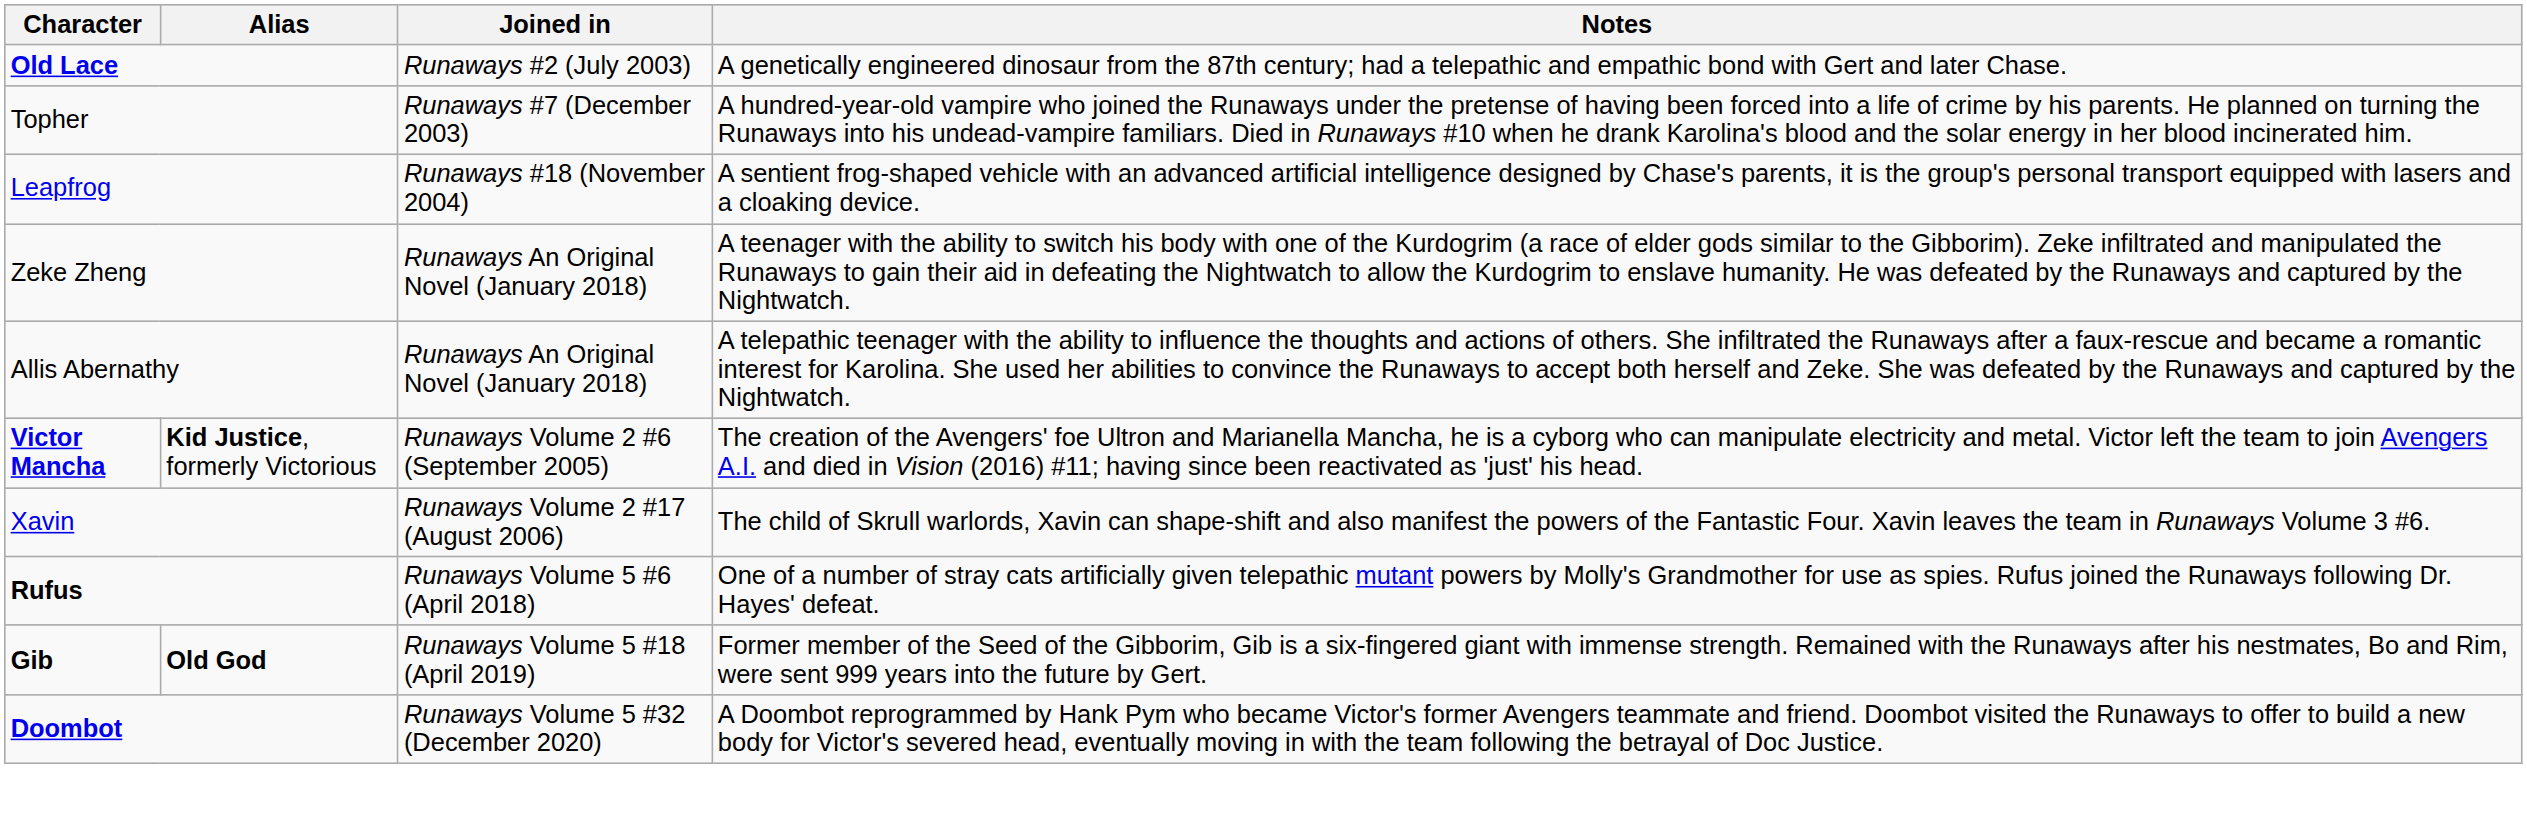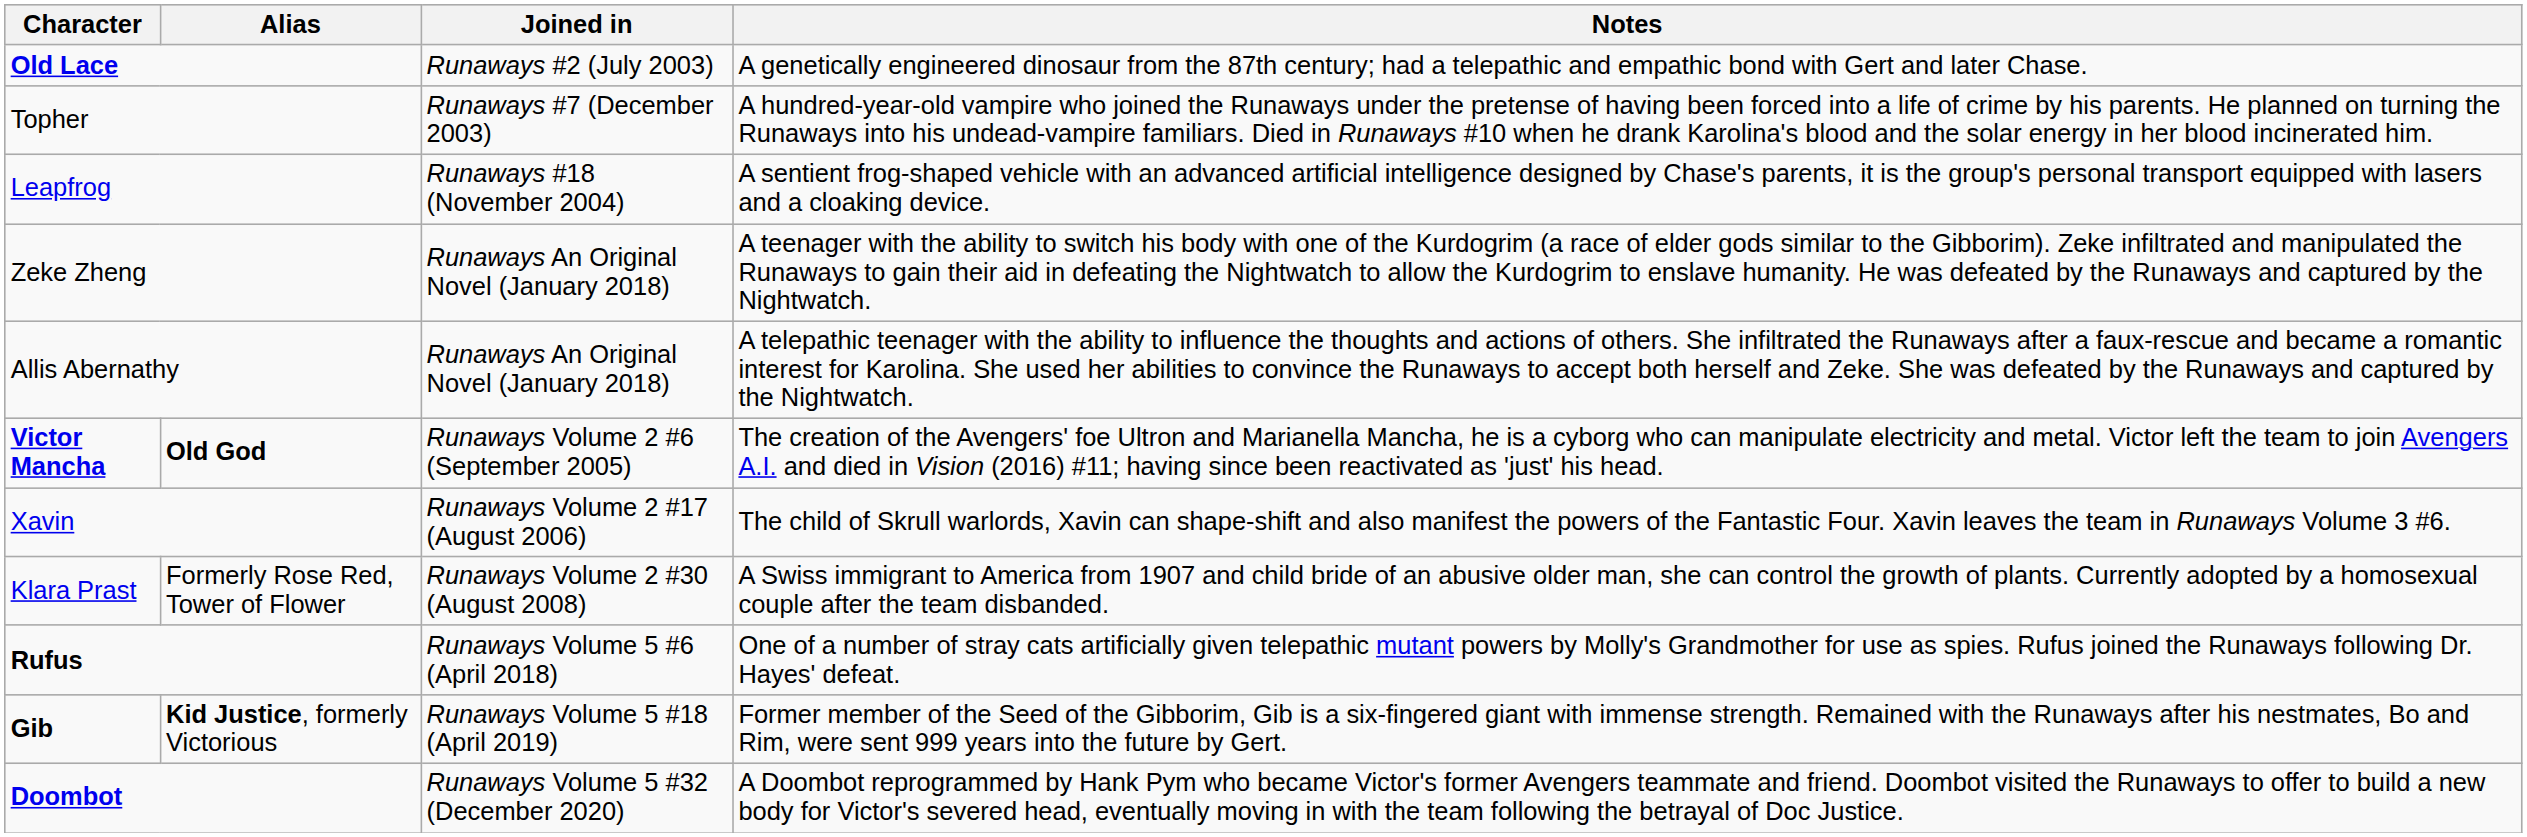(271, 452) Kid Justice, formerly Victorious -> (216, 452) Old God
+ row: (74, 590)
(217, 659) Old God -> (287, 728) Kid Justice, formerly Victorious
